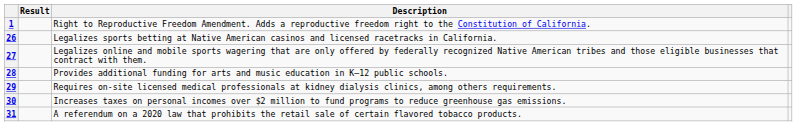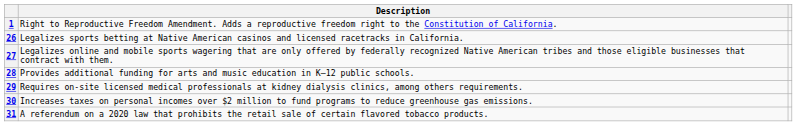- column: (35, 11)
